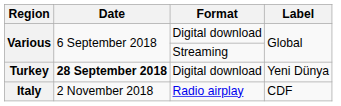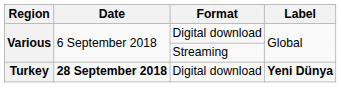(298, 71) normal -> (300, 71) bold
- row: (29, 91)
